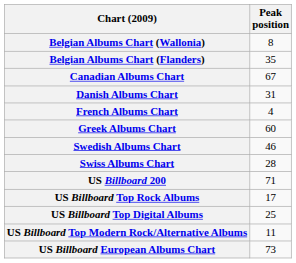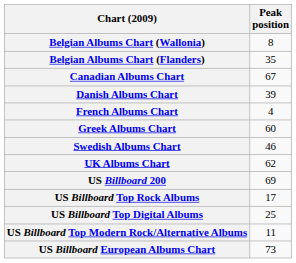(271, 94) 31 -> (271, 94) 39
- row: (127, 163)
+ row: (127, 163)
(271, 180) 71 -> (271, 180) 69
